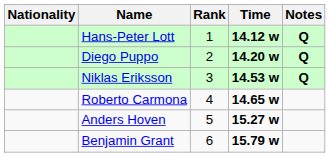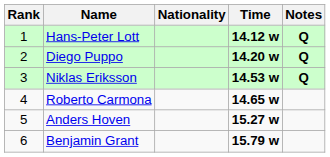columns swapped: (209, 15) <-> (41, 15)
